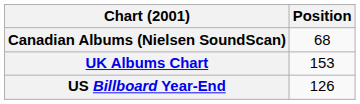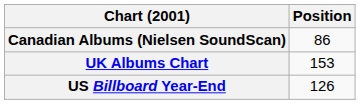(322, 39) 68 -> (322, 39) 86
